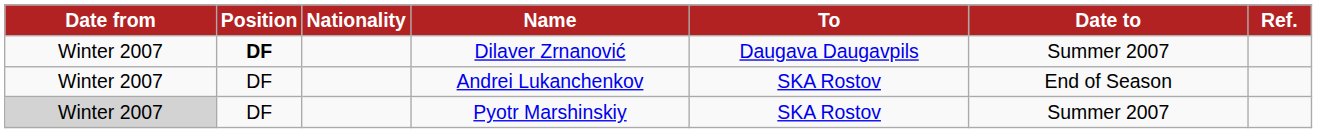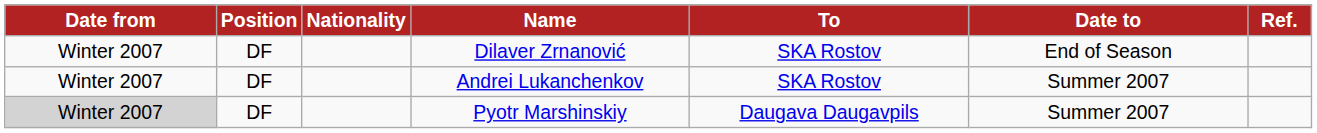(259, 51) bold -> (259, 51) normal
(829, 51) Daugava Daugavpils -> (829, 51) SKA Rostov
(1108, 51) Summer 2007 -> (1108, 51) End of Season
(1108, 82) End of Season -> (1108, 82) Summer 2007
(829, 113) SKA Rostov -> (829, 113) Daugava Daugavpils
